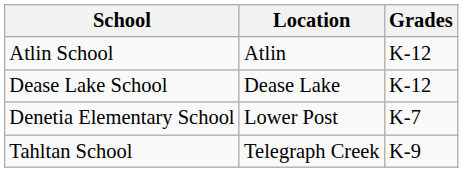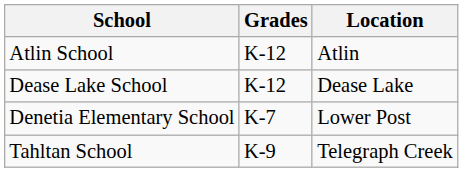columns swapped: (312, 20) <-> (421, 20)
